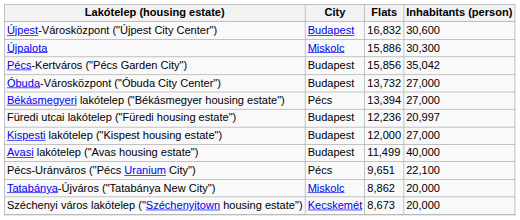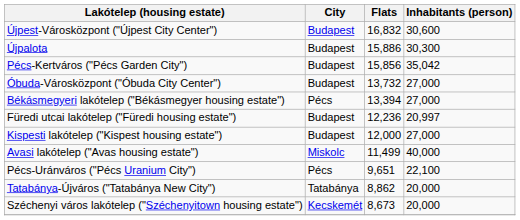(326, 48) Miskolc -> (331, 48) Budapest
(331, 153) Budapest -> (326, 153) Miskolc
(326, 188) Miskolc -> (333, 188) Tatabánya
